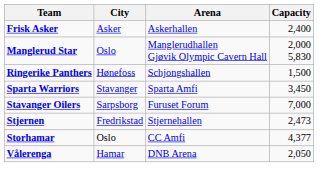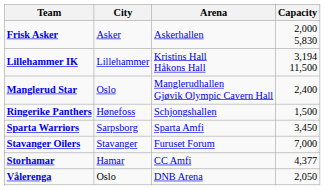(299, 28) 2,400 -> (306, 34) 2,000 5,830
+ row: (42, 62)
(299, 50) 2,000 5,830 -> (306, 90) 2,400
(117, 89) Stavanger -> (117, 128) Sarpsborg
(117, 105) Sarpsborg -> (117, 144) Stavanger
- row: (25, 121)
(106, 137) Oslo -> (110, 160) Hamar
(110, 154) Hamar -> (106, 177) Oslo
